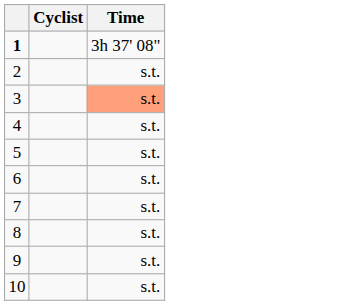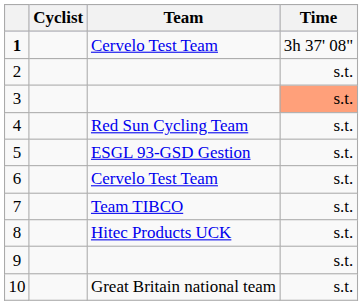+ column: (184, 17)
